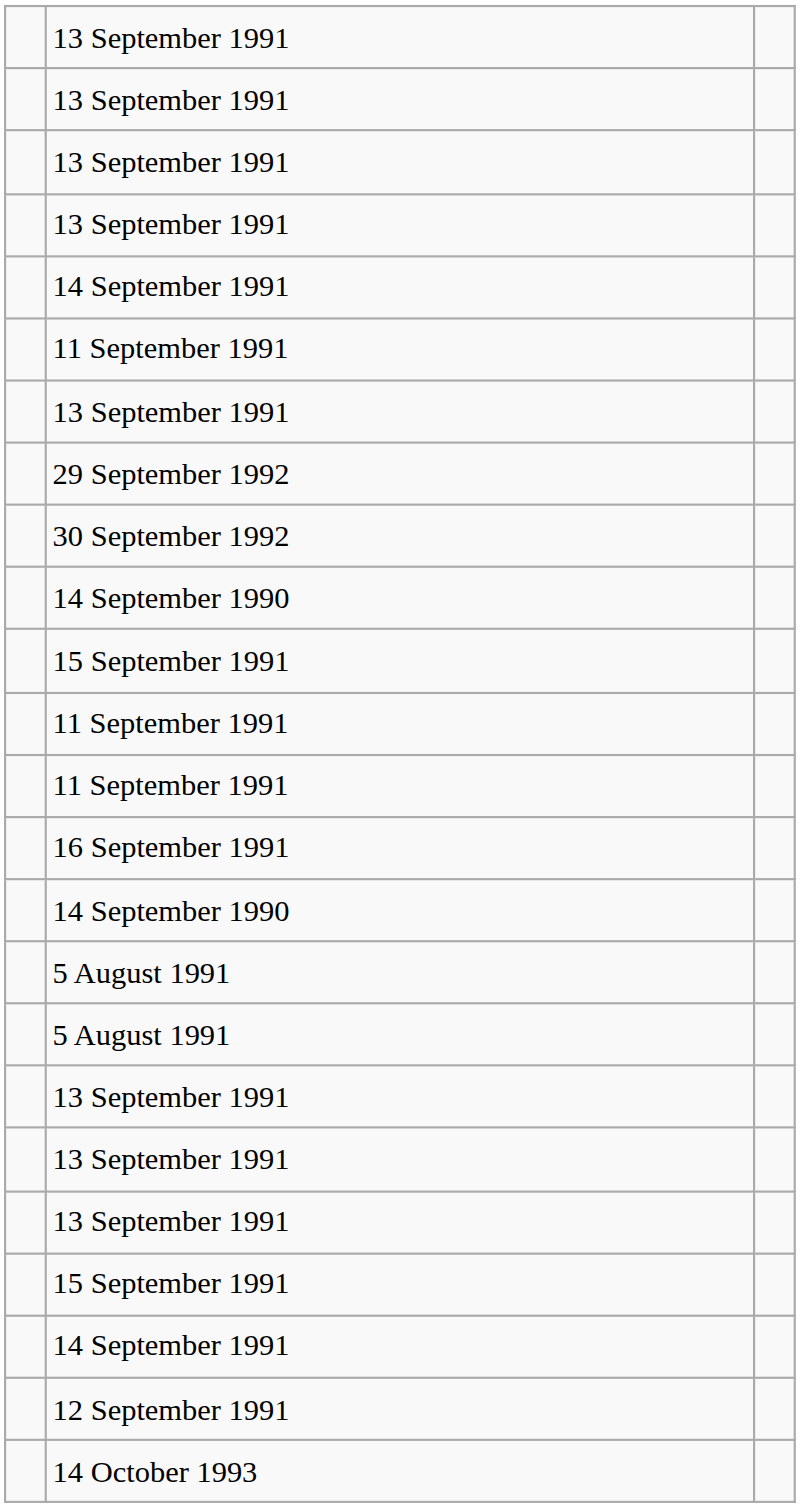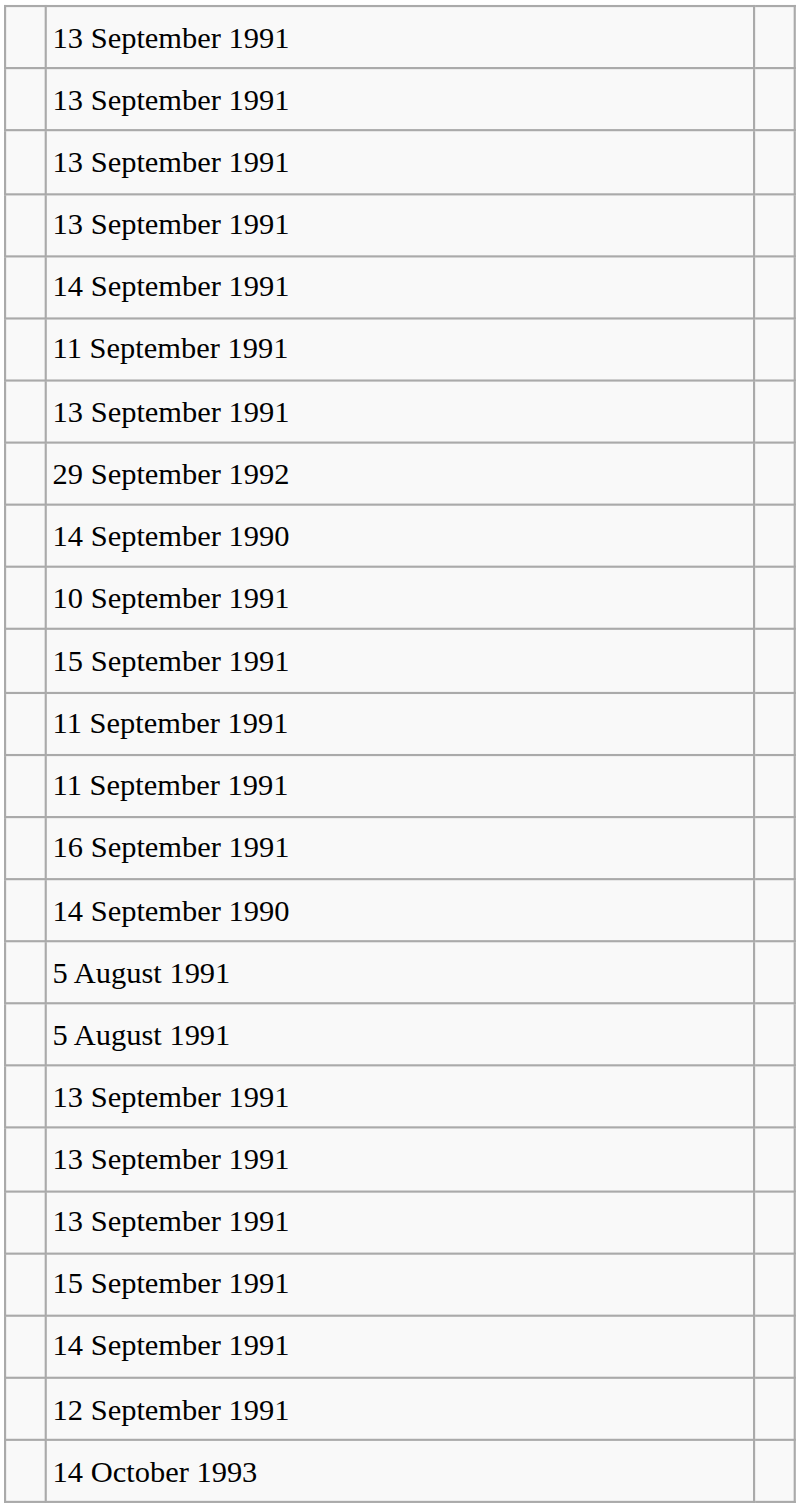- row: (25, 536)
+ row: (25, 599)
